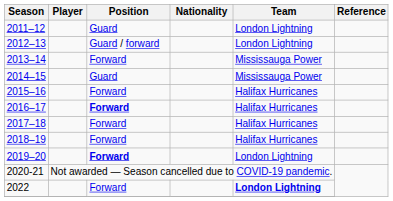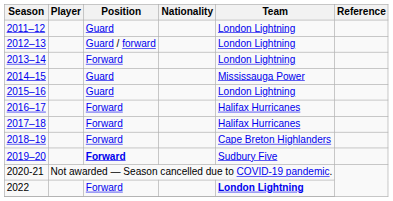(279, 60) Mississauga Power -> (257, 60) London Lightning
(108, 92) Forward -> (100, 92) Guard
(276, 92) Halifax Hurricanes -> (257, 92) London Lightning
(109, 108) bold -> (104, 108) normal
(276, 140) Halifax Hurricanes -> (275, 140) Cape Breton Highlanders
(274, 156) London Lightning -> (248, 156) Sudbury Five
